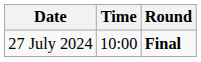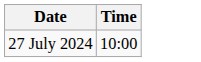- column: (168, 17)
